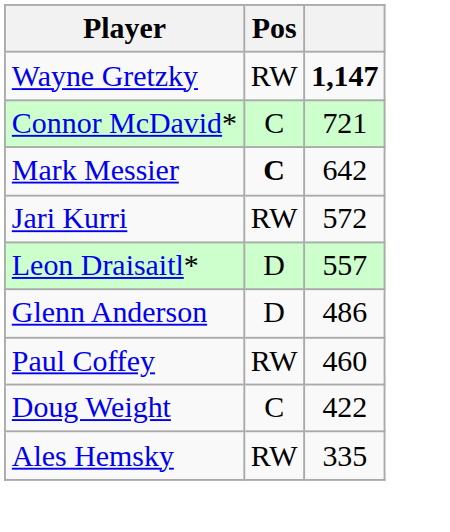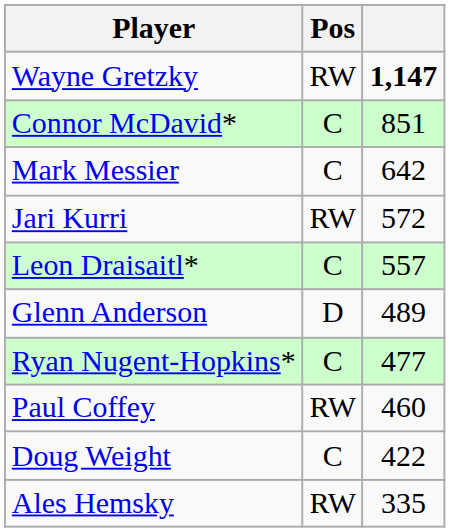(345, 123) 721 -> (403, 123) 851
(274, 170) bold -> (333, 170) normal
(274, 265) D -> (333, 265) C
(345, 312) 486 -> (403, 312) 489
+ row: (154, 360)
